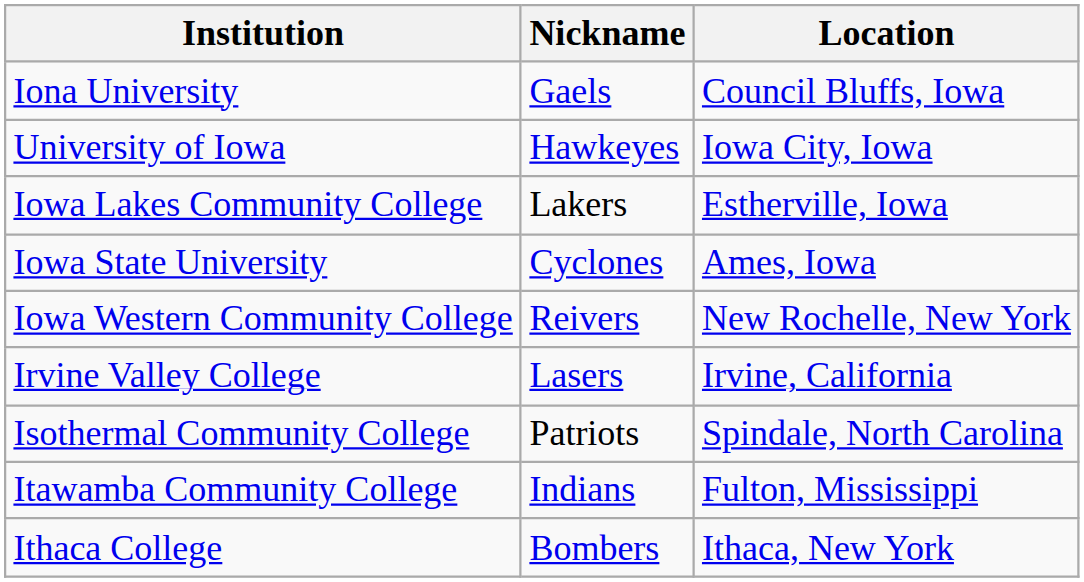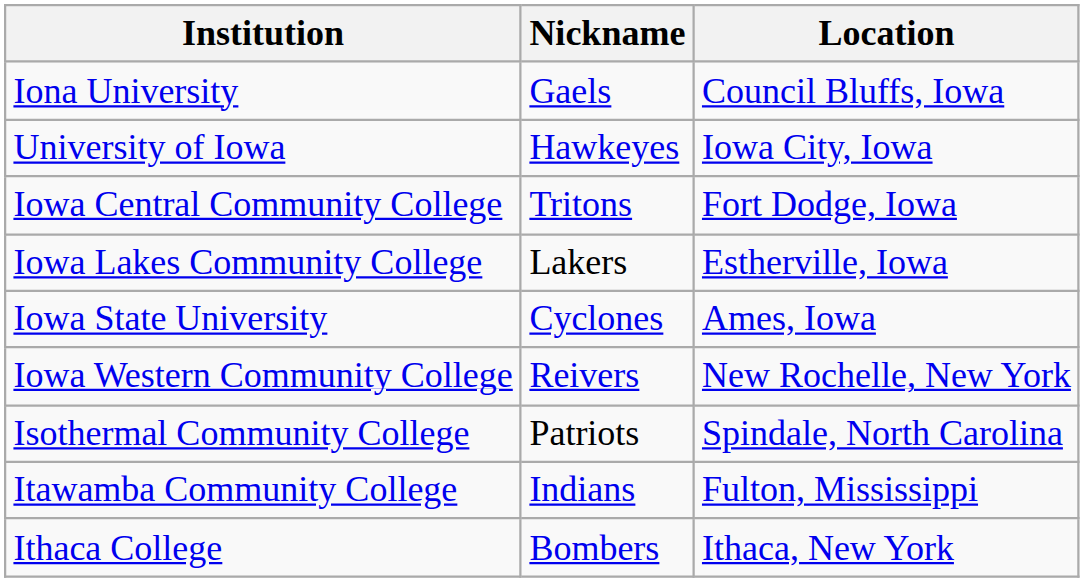+ row: (258, 204)
- row: (167, 375)
